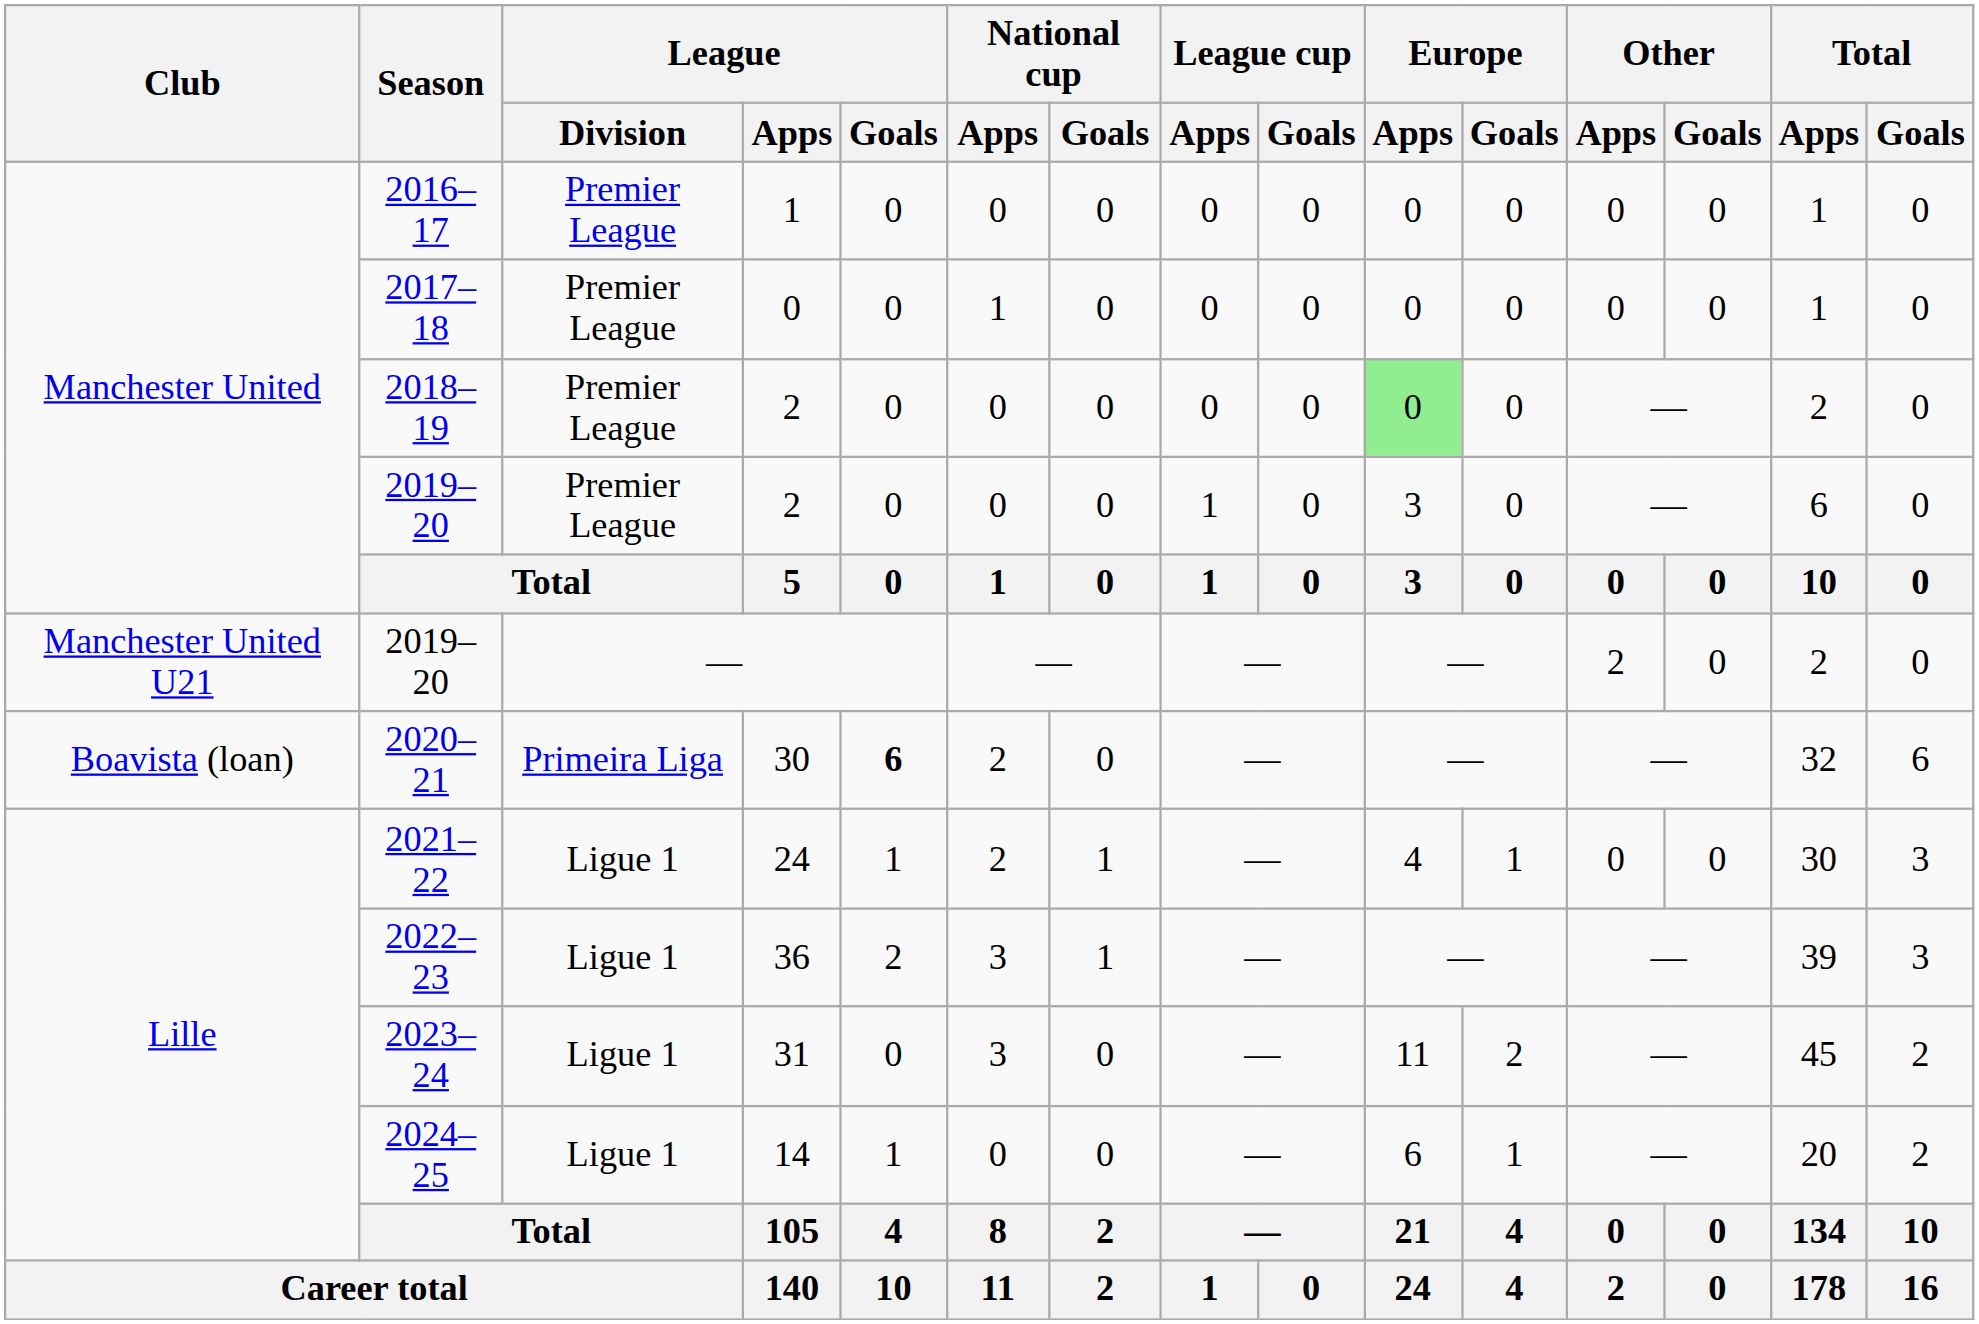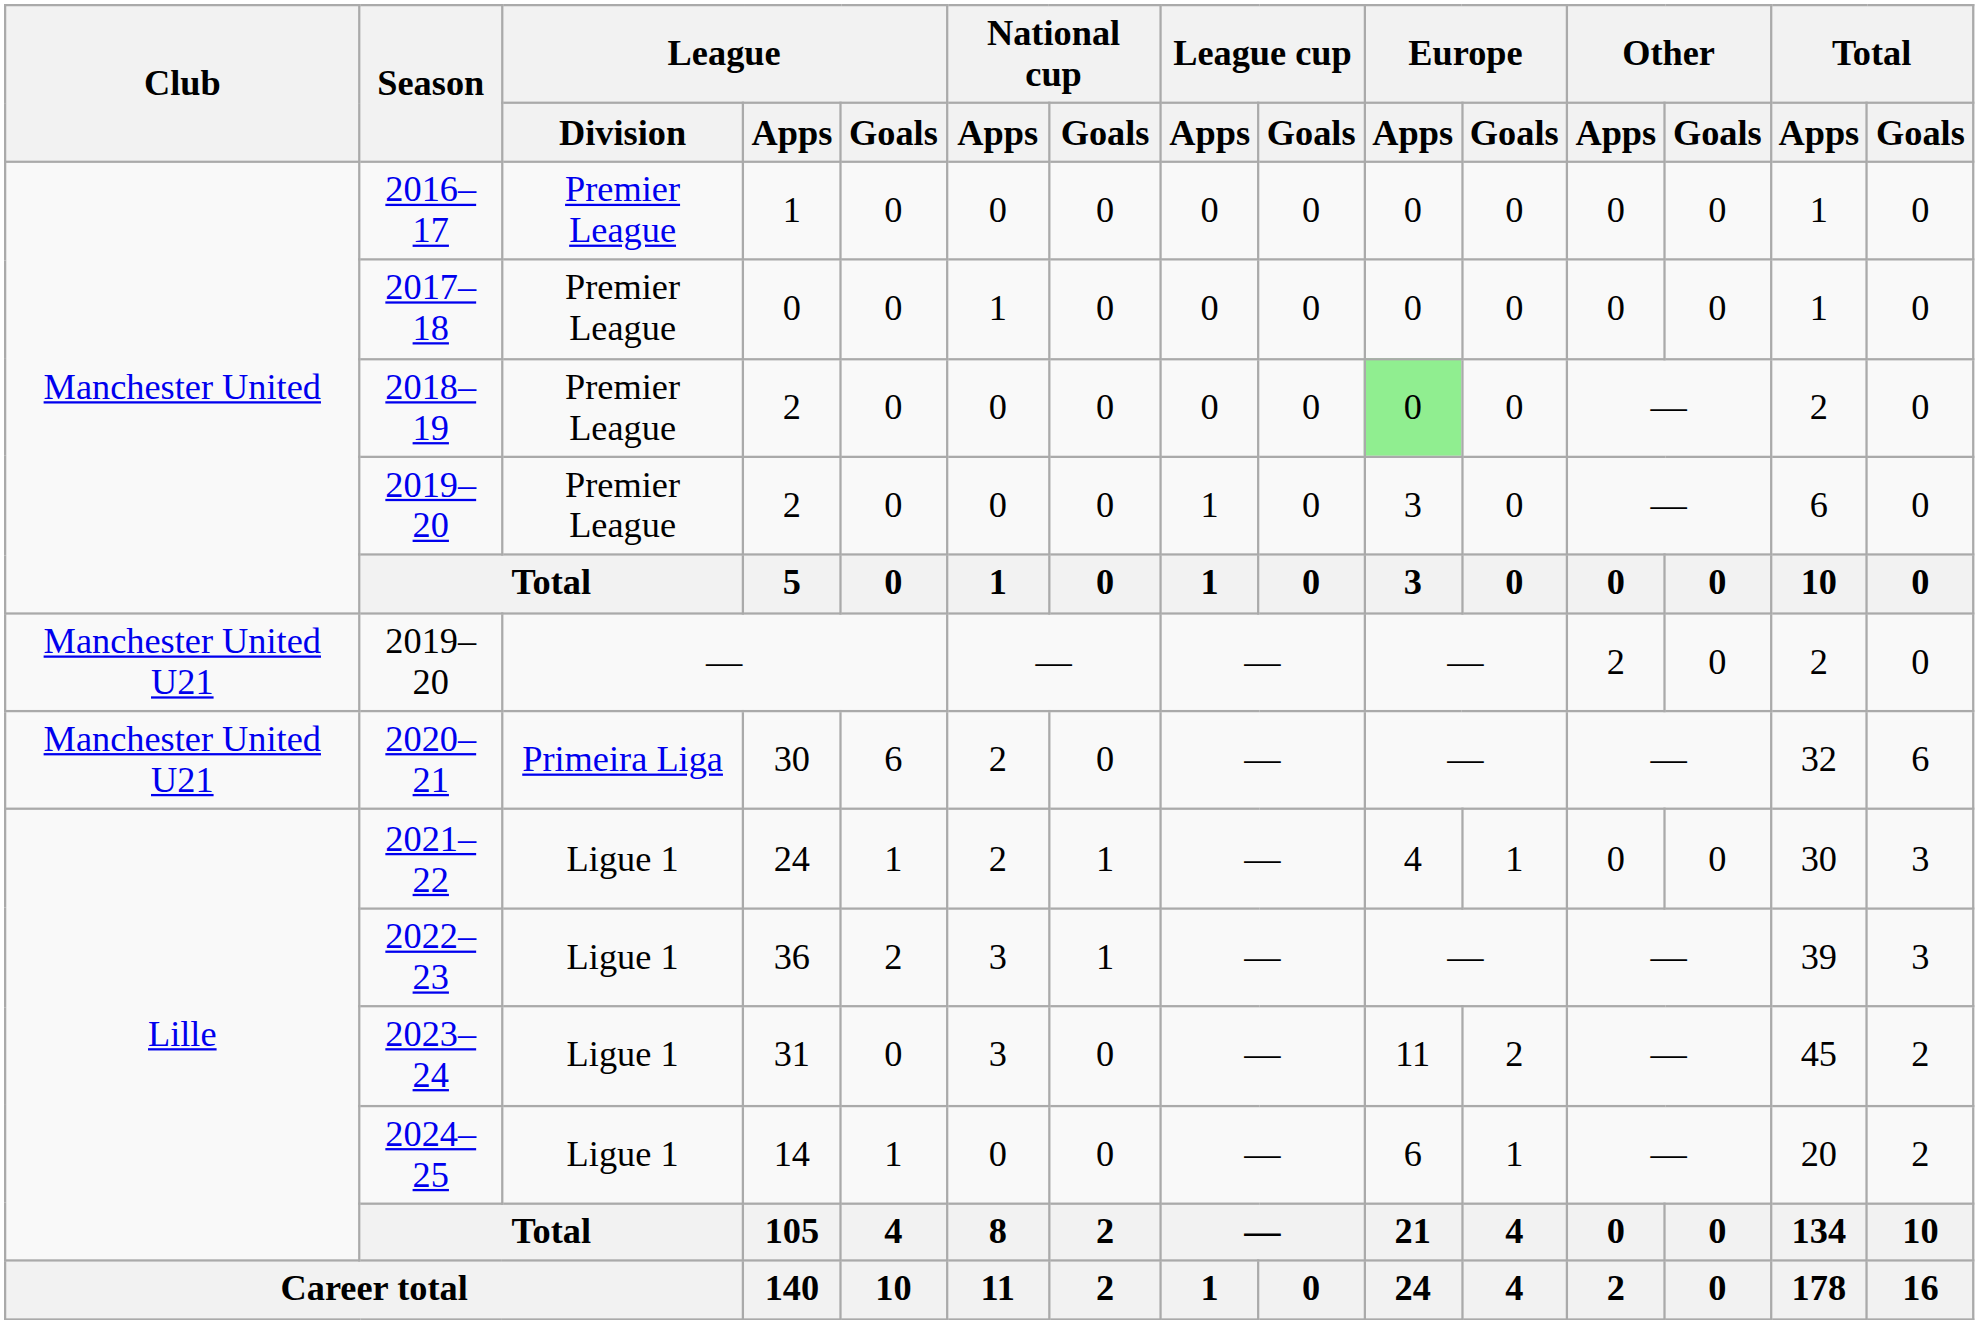(182, 759) Boavista (loan) -> (182, 759) Manchester United U21
(893, 759) bold -> (893, 759) normal
